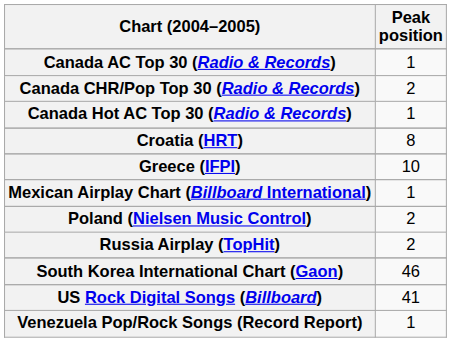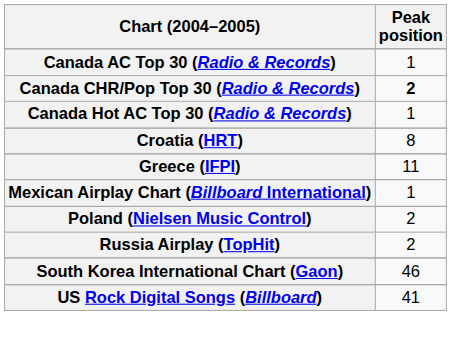(411, 88) normal -> (411, 88) bold
(411, 166) 10 -> (411, 166) 11
- row: (190, 323)
